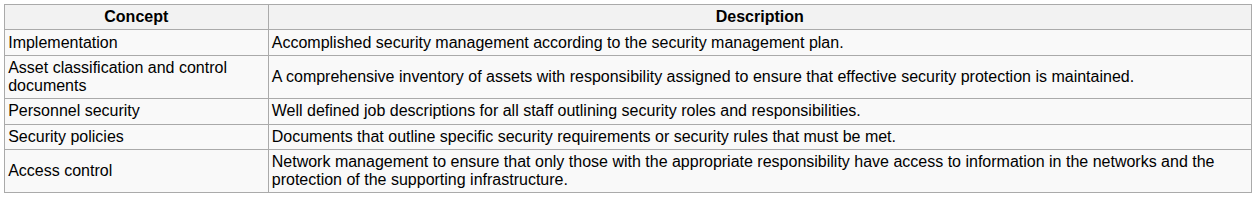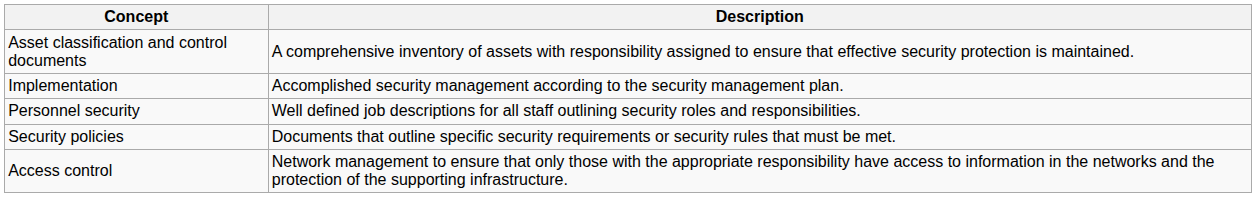rows swapped: (63, 42) <-> (118, 76)
